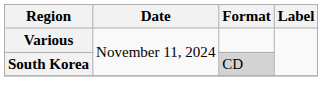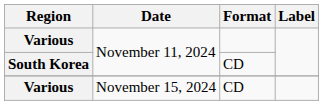(233, 64) lightgrey background -> (233, 64) no background
+ row: (49, 87)
